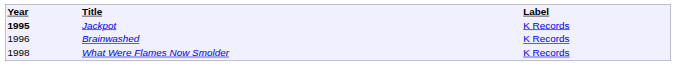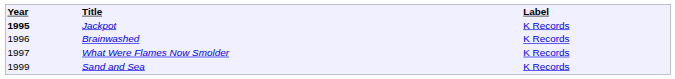(18, 53) 1998 -> (18, 53) 1997
+ row: (113, 66)
